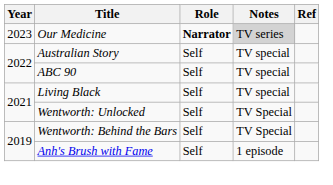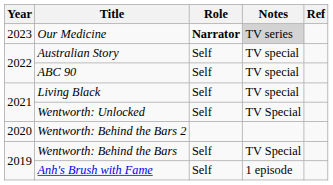+ row: (112, 131)
